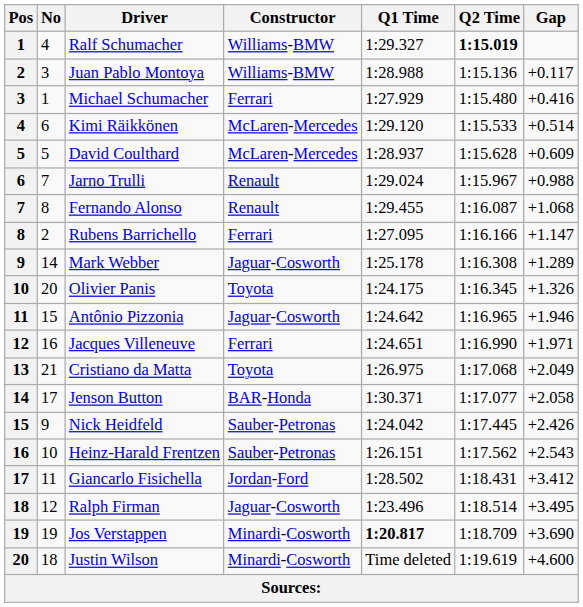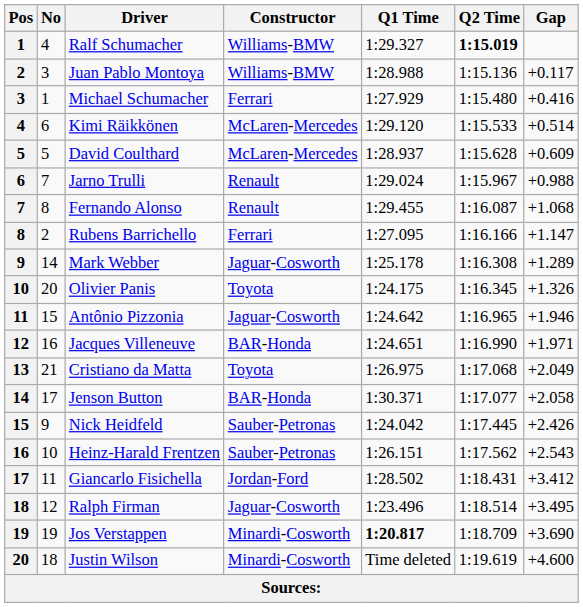(250, 343) Ferrari -> (269, 343) BAR-Honda
